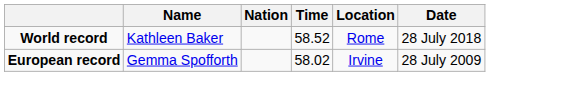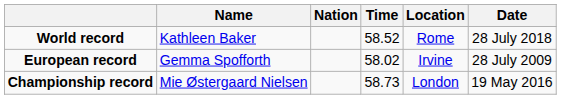+ row: (80, 82)
